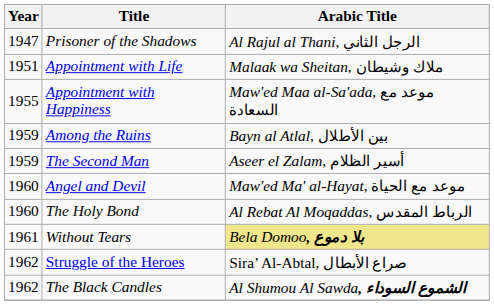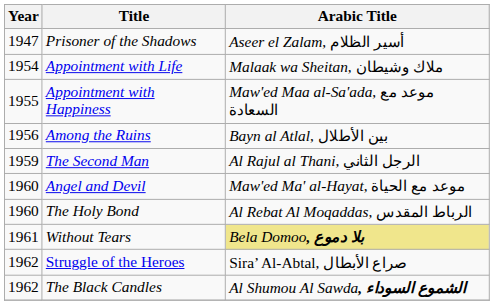(325, 42) Al Rajul al Thani, الرجل الثاني -> (317, 42) Aseer el Zalam, أسير الظلام
(23, 66) 1951 -> (23, 66) 1954
(23, 135) 1959 -> (23, 135) 1956
(317, 161) Aseer el Zalam, أسير الظلام -> (325, 161) Al Rajul al Thani, الرجل الثاني
